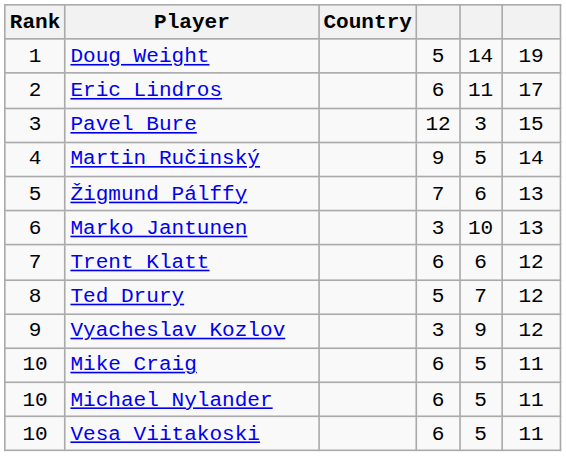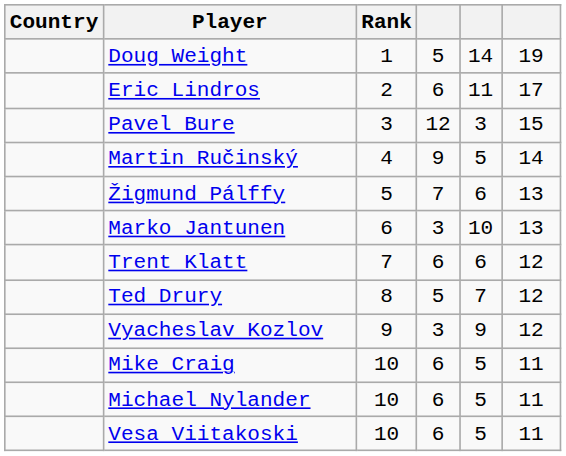columns swapped: (35, 22) <-> (368, 22)
